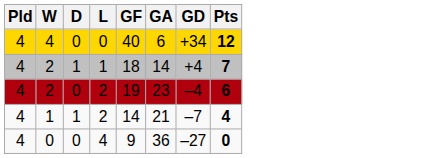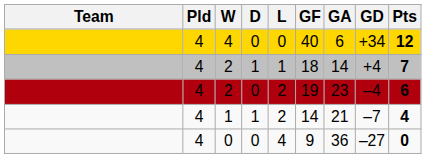+ column: (94, 16)
